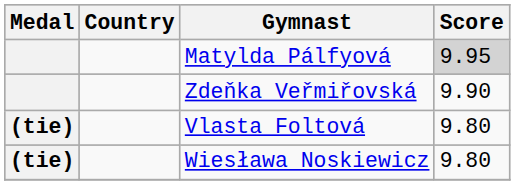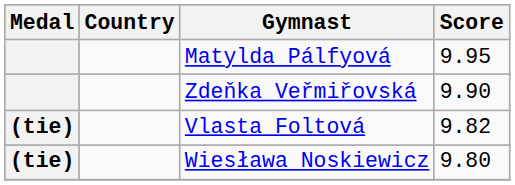(465, 57) lightgrey background -> (465, 57) no background
(465, 127) 9.80 -> (465, 127) 9.82
